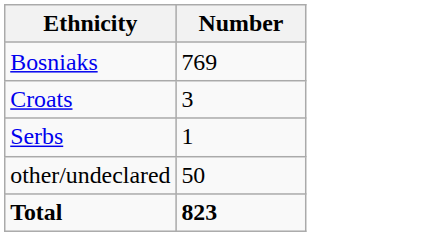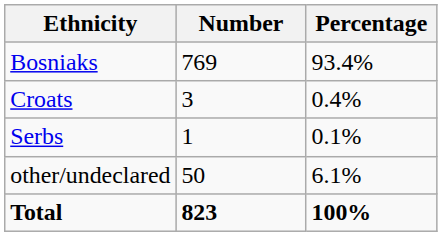+ column: (371, 23)
